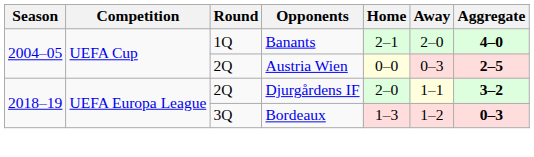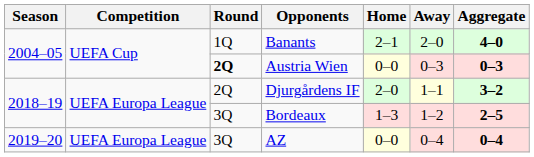(223, 66) normal -> (223, 66) bold
(491, 66) 2–5 -> (491, 66) 0–3
(491, 115) 0–3 -> (491, 115) 2–5
+ row: (276, 139)
